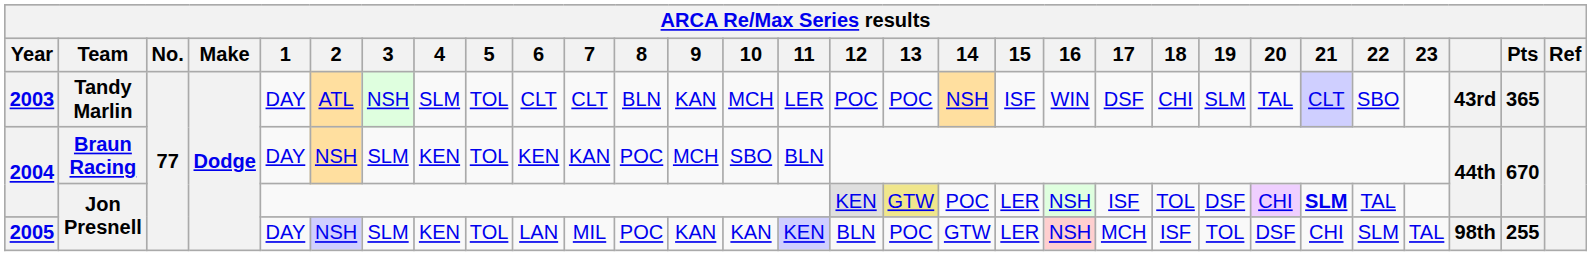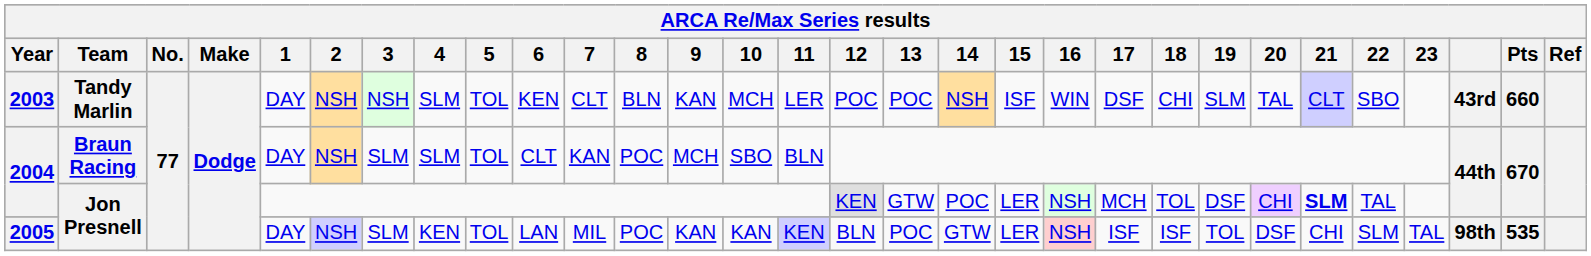(336, 99) ATL -> (336, 99) NSH
(539, 99) CLT -> (539, 99) KEN
(1523, 99) 365 -> (1523, 99) 660
(440, 156) KEN -> (440, 156) SLM
(539, 156) KEN -> (539, 156) CLT
(911, 200) khaki background -> (911, 200) no background
(1124, 200) ISF -> (1124, 200) MCH
(1124, 233) MCH -> (1124, 233) ISF
(1523, 233) 255 -> (1523, 233) 535
